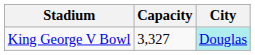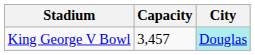(153, 38) 3,327 -> (153, 38) 3,457
